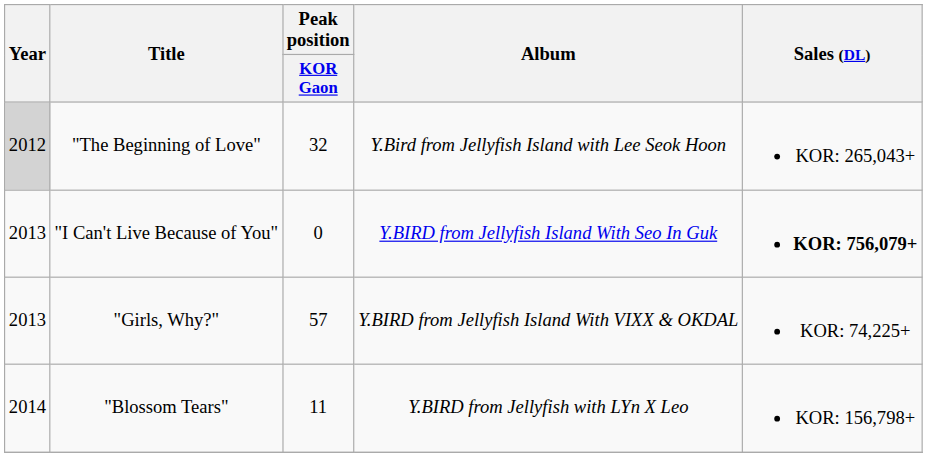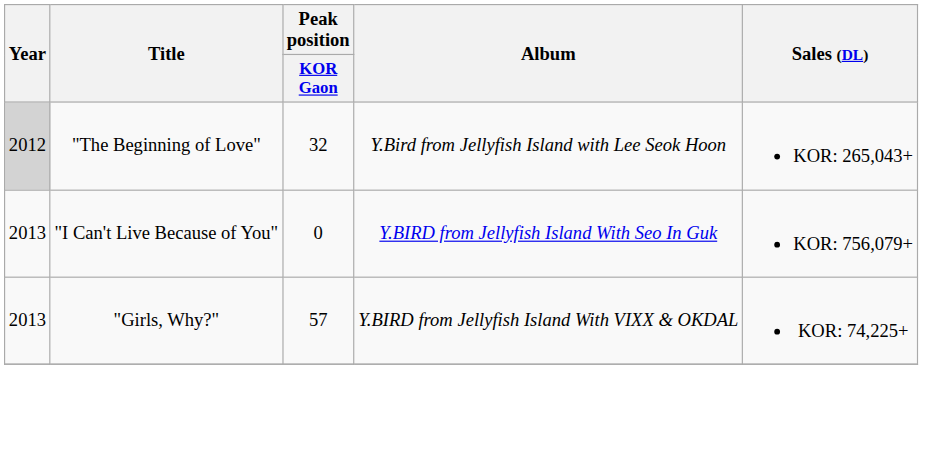(832, 244) bold -> (830, 244) normal
- row: (166, 408)
